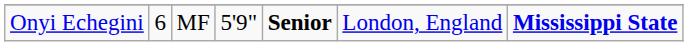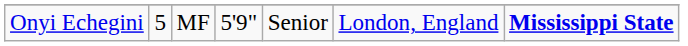(160, 22) 6 -> (160, 22) 5
(300, 22) bold -> (298, 22) normal
